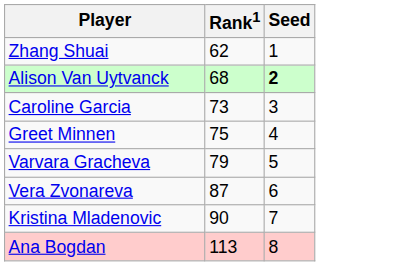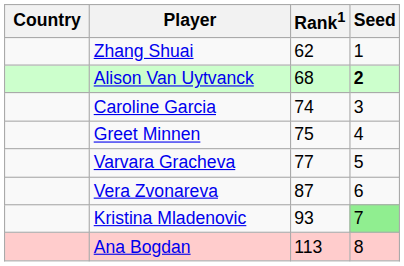+ column: (47, 20)
(219, 106) 73 -> (304, 106) 74
(219, 162) 79 -> (304, 162) 77
(219, 218) 90 -> (304, 218) 93
(273, 218) no background -> (359, 218) lightgreen background
